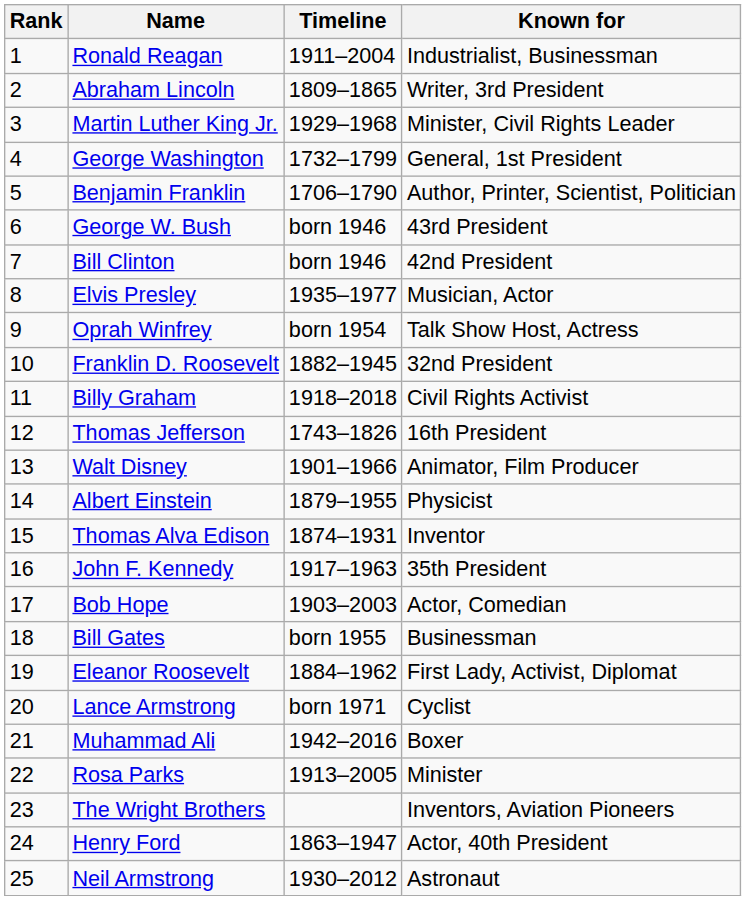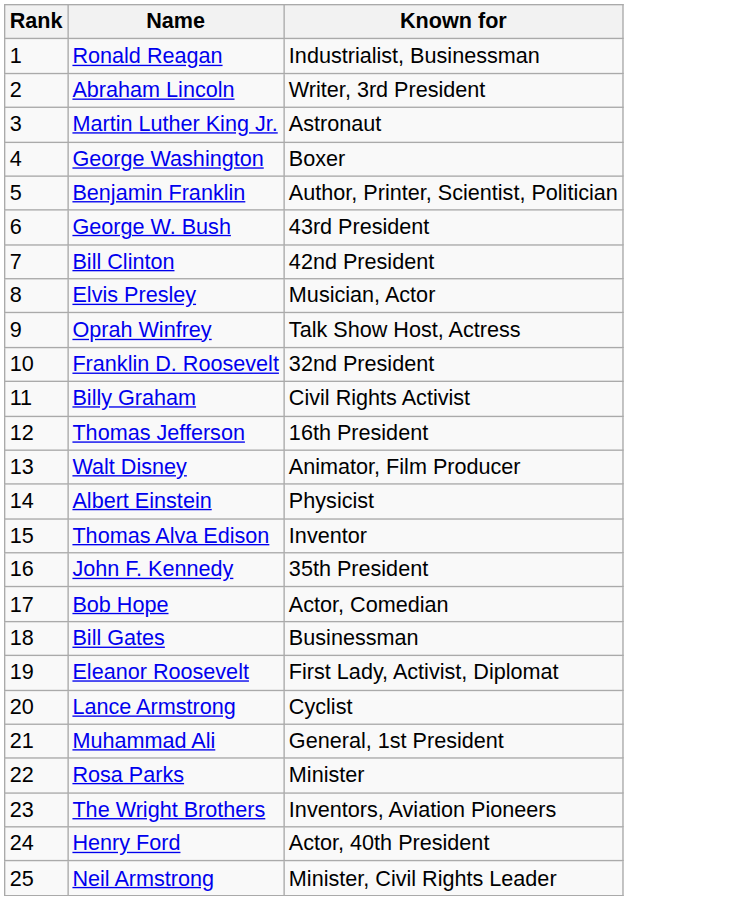- column: (343, 21)
(541, 124) Minister, Civil Rights Leader -> (335, 124) Astronaut
(514, 158) General, 1st President -> (317, 158) Boxer
(435, 741) Boxer -> (396, 741) General, 1st President
(453, 878) Astronaut -> (423, 878) Minister, Civil Rights Leader
